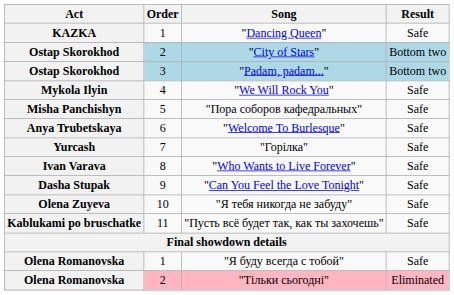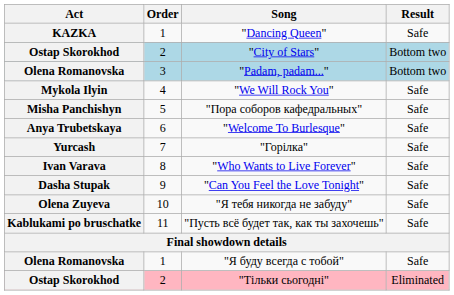(74, 71) Ostap Skorokhod -> (74, 71) Olena Romanovska
(74, 280) Olena Romanovska -> (74, 280) Ostap Skorokhod
